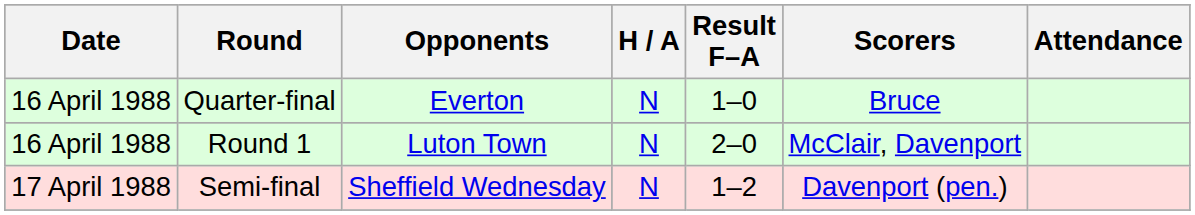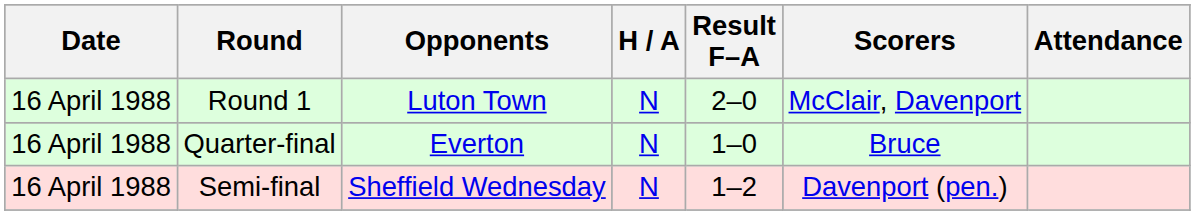rows swapped: (260, 143) <-> (260, 100)
(91, 187) 17 April 1988 -> (91, 187) 16 April 1988
